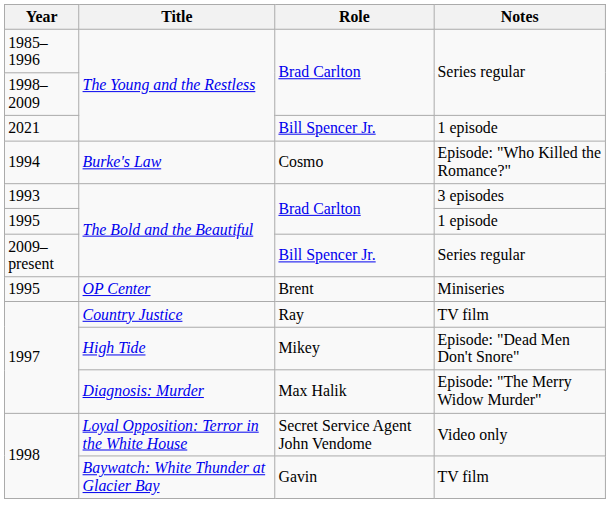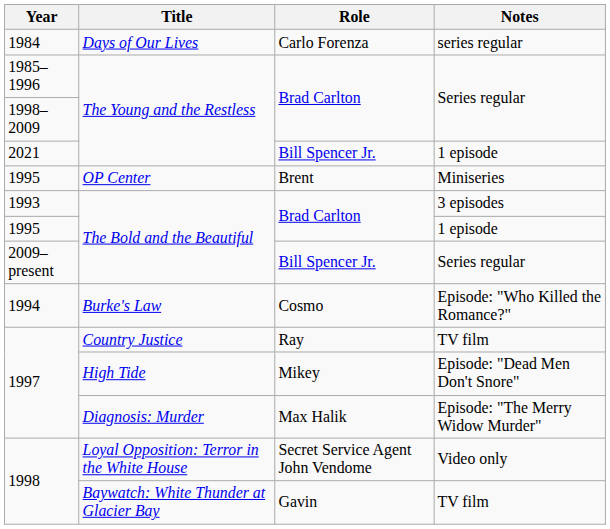+ row: (24, 42)
rows swapped: (24, 289) <-> (24, 162)
